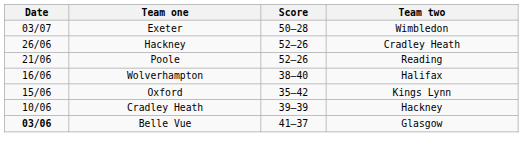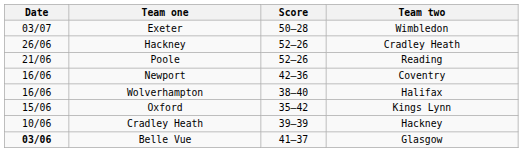+ row: (165, 76)
